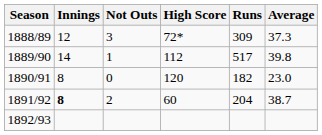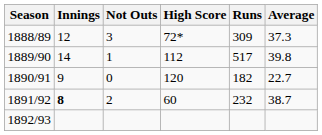(60, 78) 8 -> (60, 78) 9
(280, 78) 23.0 -> (280, 78) 22.7
(242, 99) 204 -> (242, 99) 232
